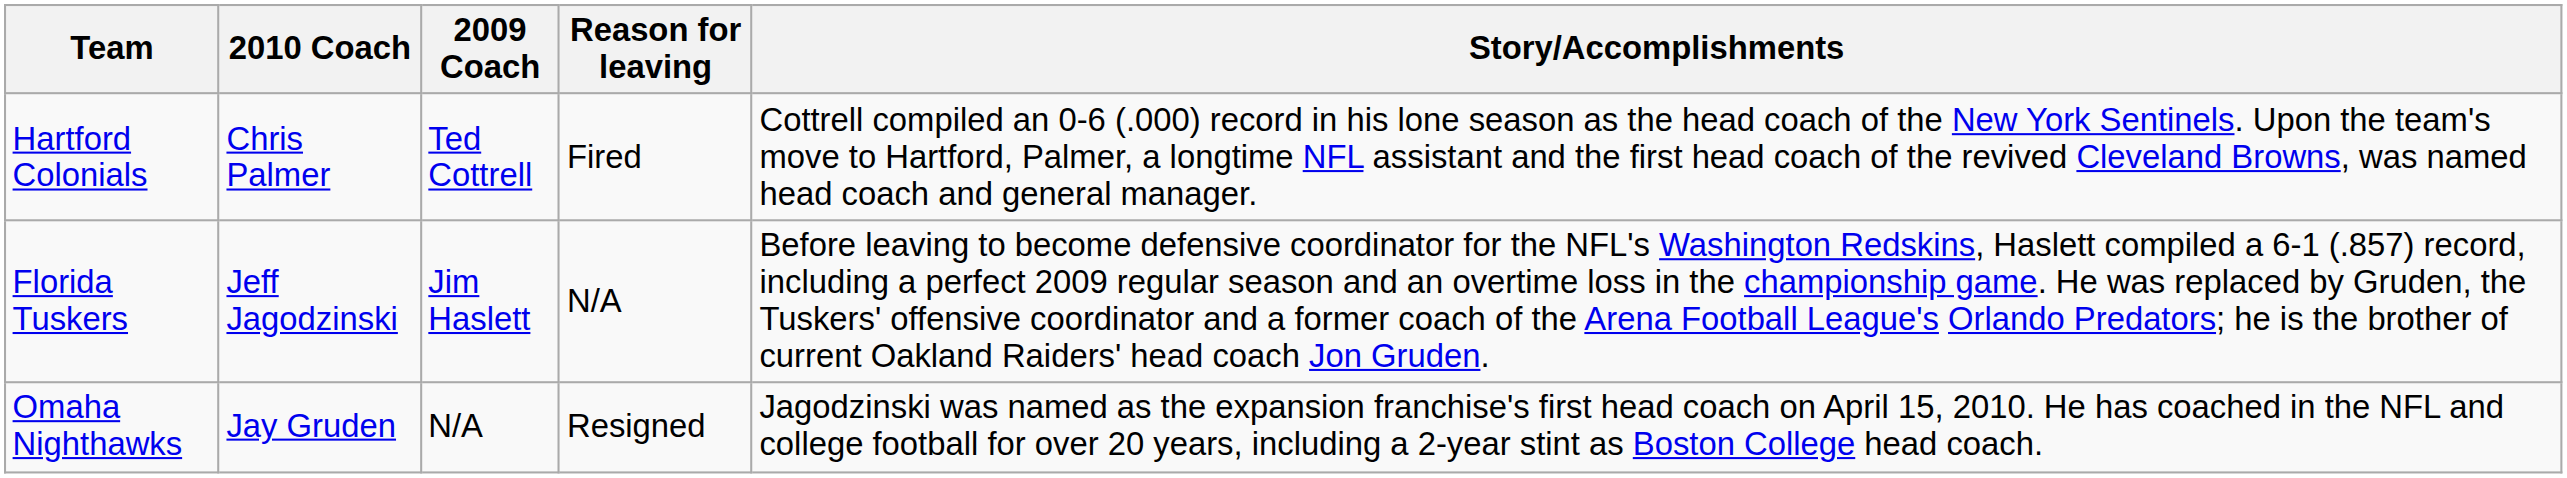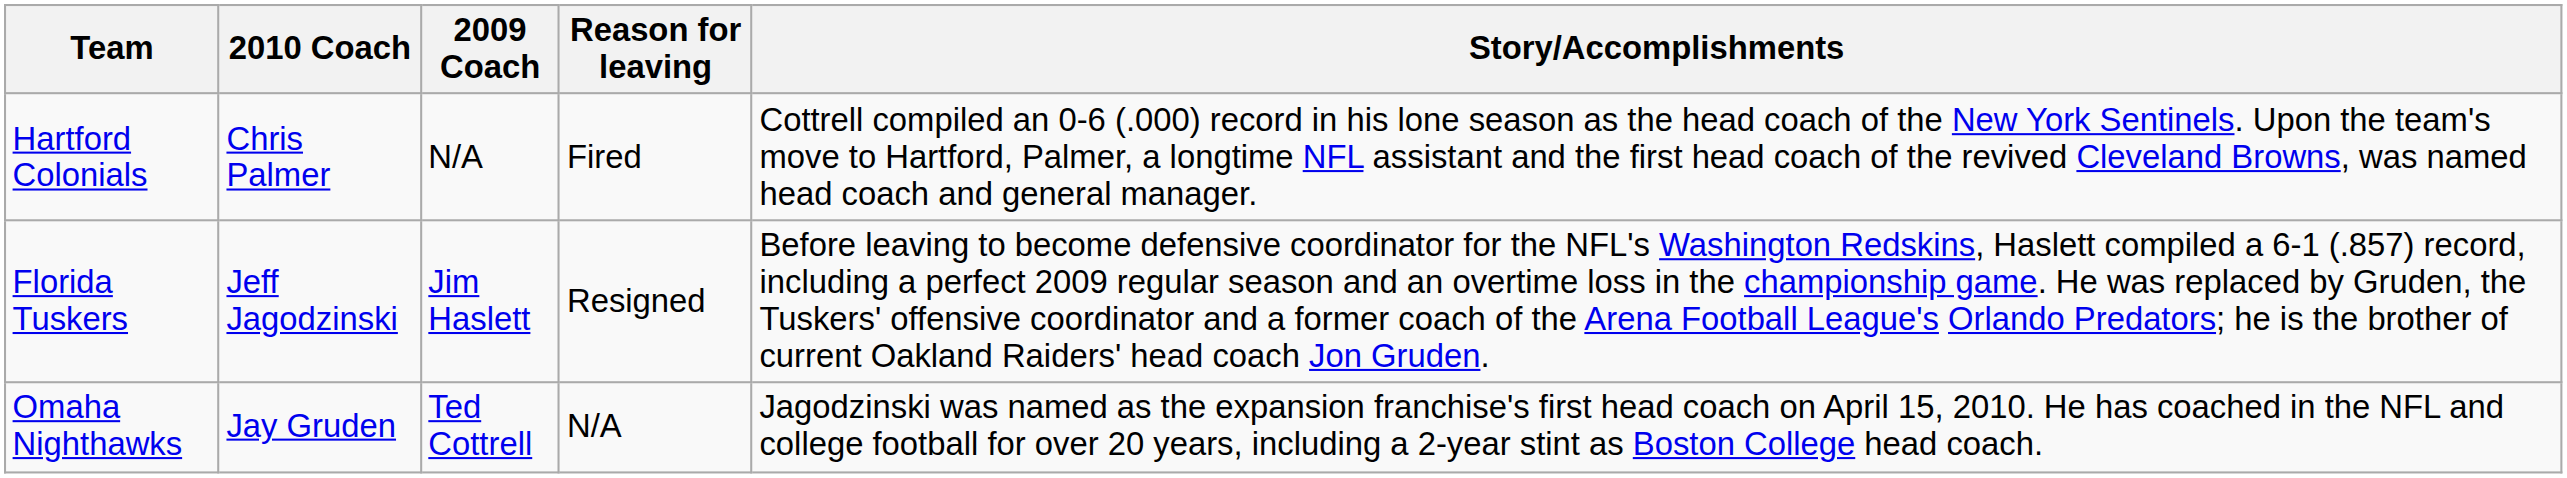(480, 156) Ted Cottrell -> (456, 156) N/A
(594, 300) N/A -> (636, 300) Resigned
(456, 426) N/A -> (480, 426) Ted Cottrell
(636, 426) Resigned -> (594, 426) N/A
